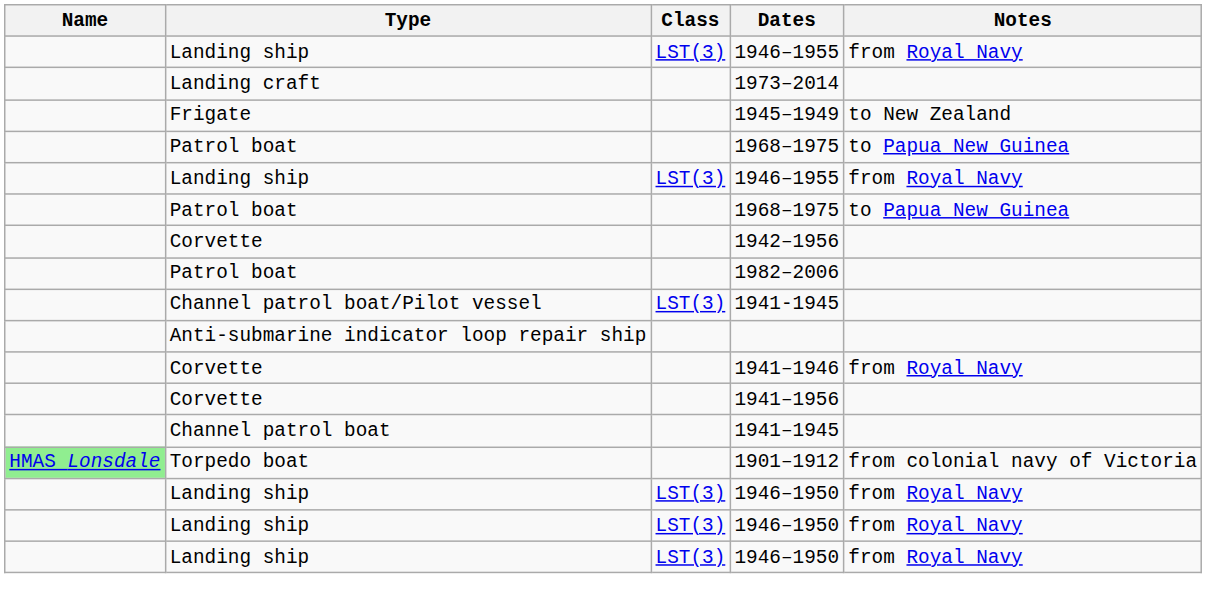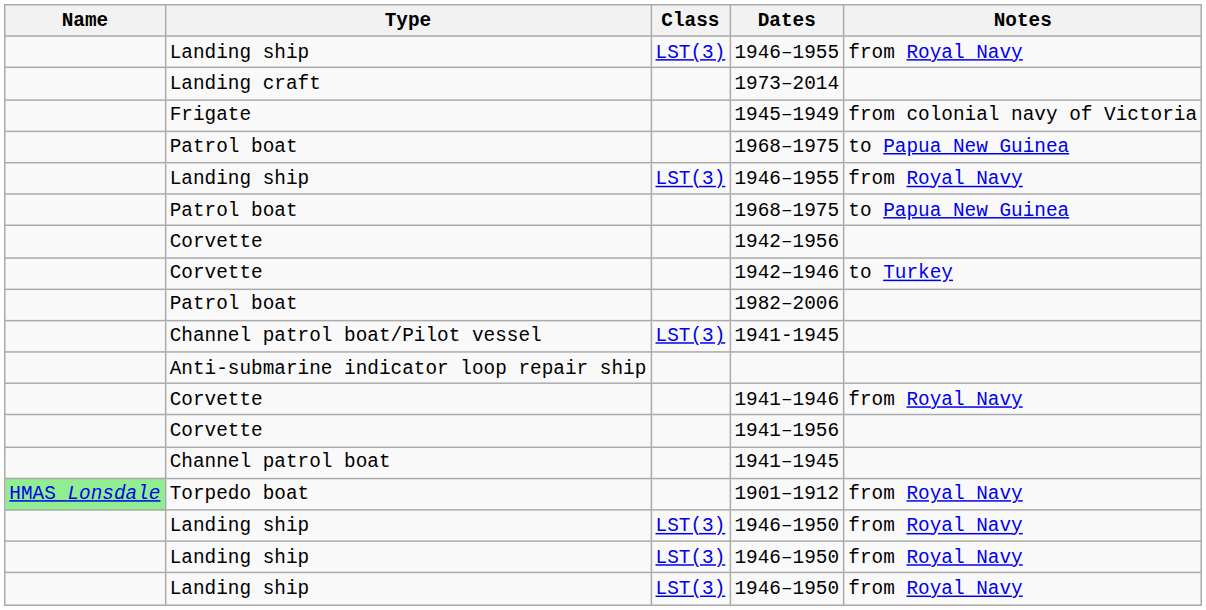(930, 115) to New Zealand -> (1023, 115) from colonial navy of Victoria
+ row: (216, 273)
(1023, 463) from colonial navy of Victoria -> (936, 494) from Royal Navy
